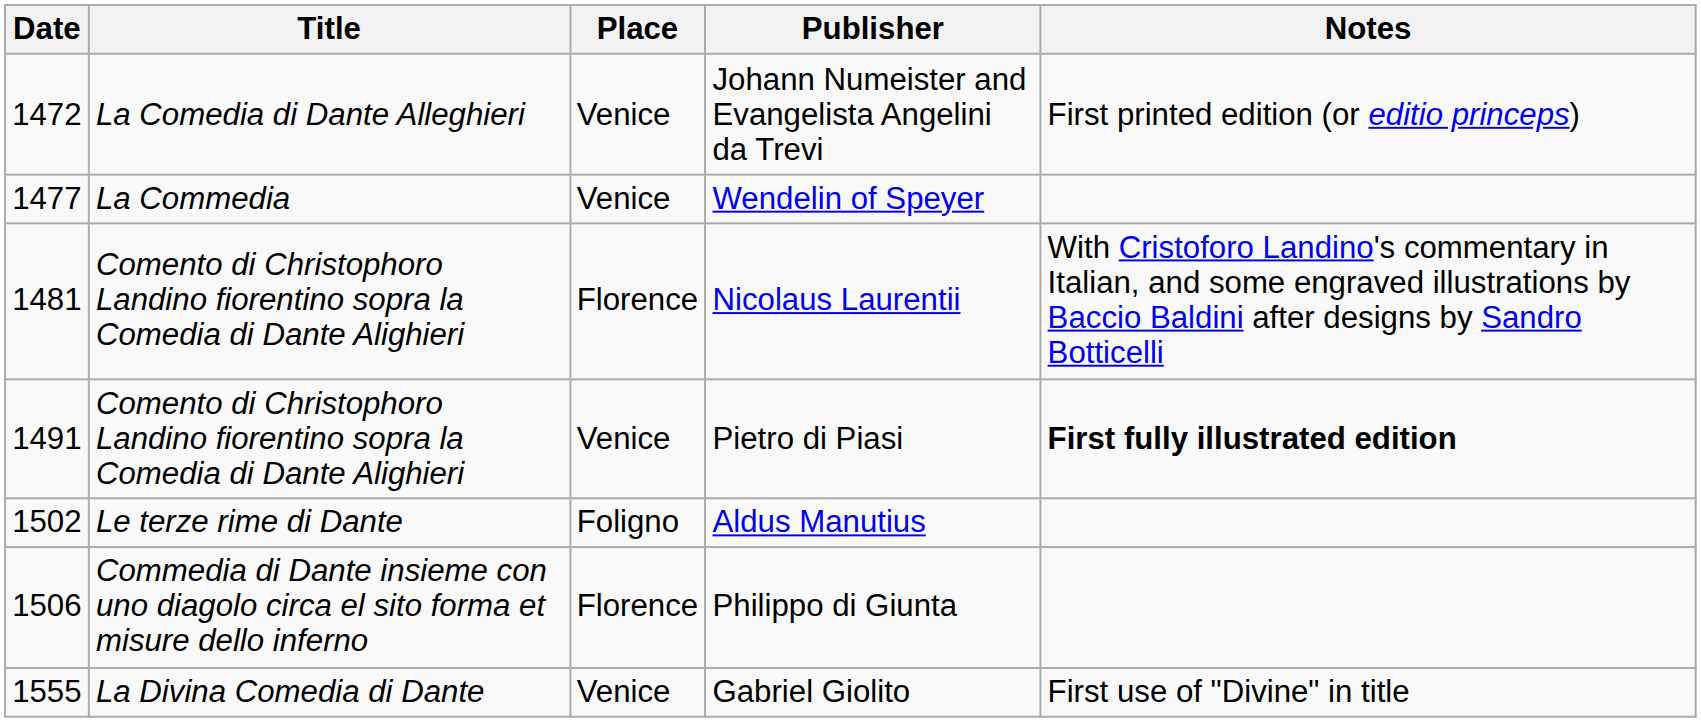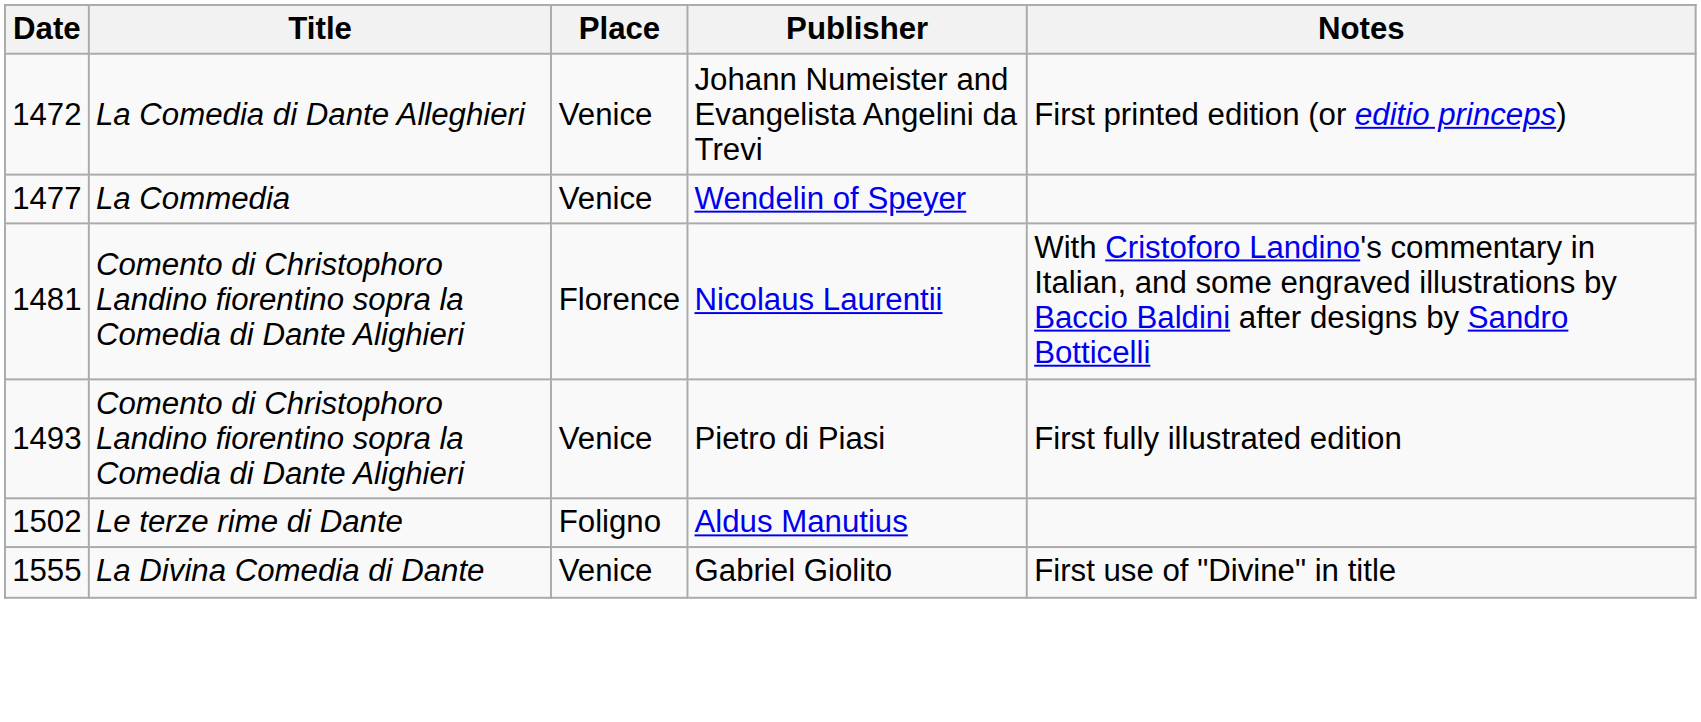(47, 437) 1491 -> (47, 437) 1493
(1252, 437) bold -> (1218, 437) normal
- row: (835, 606)
